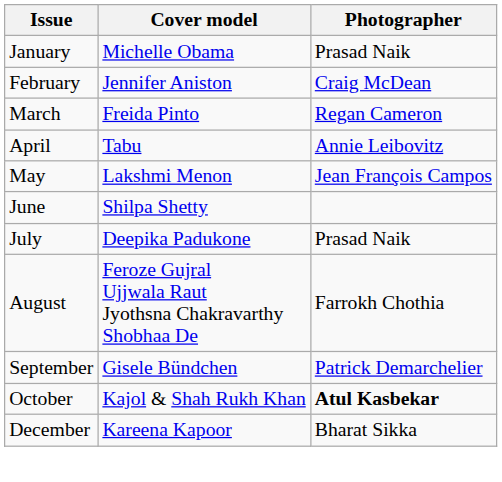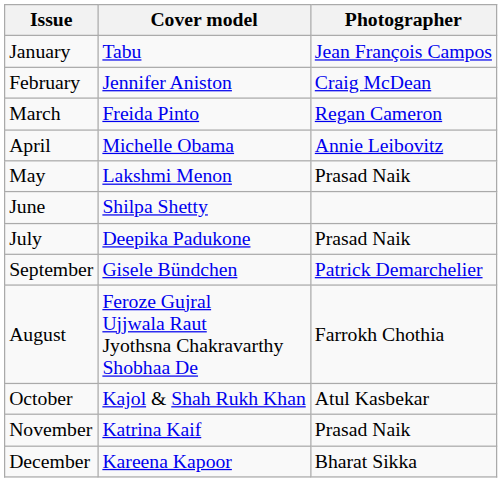(168, 51) Michelle Obama -> (122, 51) Tabu
(363, 51) Prasad Naik -> (403, 51) Jean François Campos
(122, 144) Tabu -> (168, 144) Michelle Obama
(403, 176) Jean François Campos -> (363, 176) Prasad Naik
rows swapped: (38, 303) <-> (51, 367)
(377, 398) bold -> (372, 398) normal
+ row: (51, 429)
